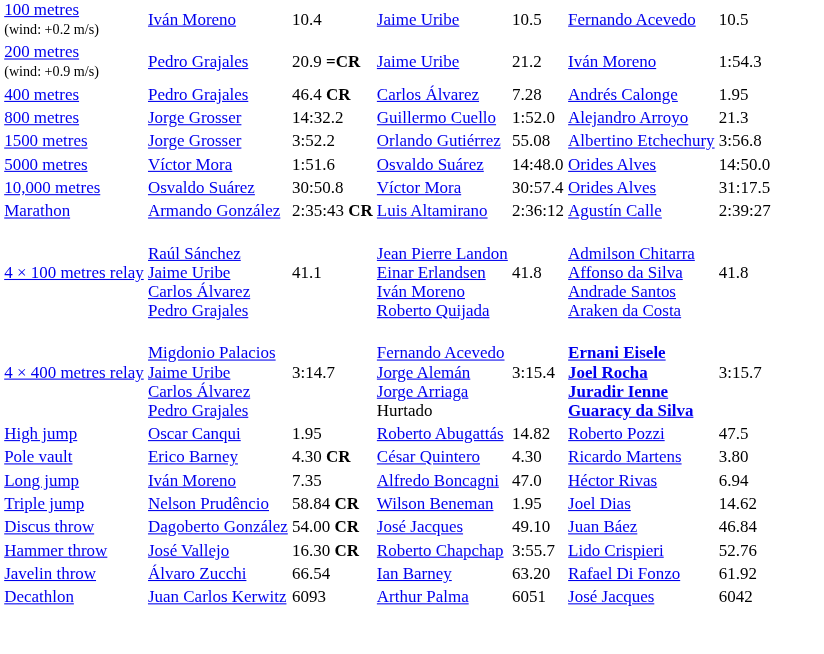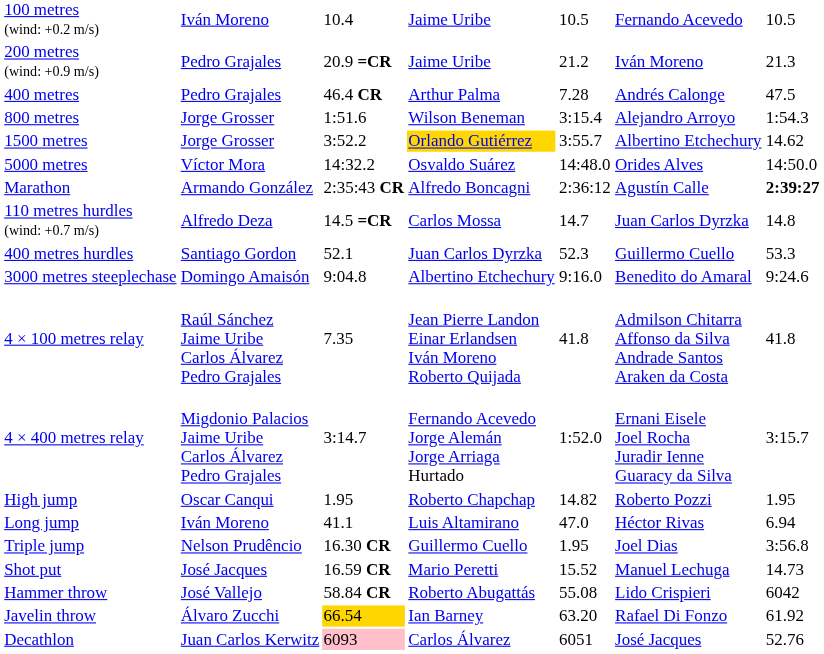(740, 61) 1:54.3 -> (781, 61) 21.3
(428, 94) Carlos Álvarez -> (454, 94) Arthur Palma
(734, 94) 1.95 -> (781, 94) 47.5
(318, 117) 14:32.2 -> (345, 117) 1:51.6
(436, 117) Guillermo Cuello -> (467, 117) Wilson Beneman
(533, 117) 1:52.0 -> (580, 117) 3:15.4
(734, 117) 21.3 -> (787, 117) 1:54.3
(439, 141) no background -> (470, 141) gold background
(531, 141) 55.08 -> (580, 141) 3:55.7
(740, 141) 3:56.8 -> (785, 141) 14.62
(314, 164) 1:51.6 -> (349, 164) 14:32.2
- row: (52, 187)
(432, 211) Luis Altamirano -> (469, 187) Alfredo Boncagni
(745, 211) normal -> (793, 187) bold
+ row: (68, 220)
+ row: (69, 253)
+ row: (90, 276)
(307, 272) 41.1 -> (338, 338) 7.35
(533, 372) 3:15.4 -> (580, 437) 1:52.0
(631, 381) bold -> (673, 447) normal
(440, 433) Roberto Abugattás -> (472, 499) Roberto Chapchap
(734, 433) 47.5 -> (781, 499) 1.95
- row: (38, 457)
(307, 480) 7.35 -> (338, 522) 41.1
(438, 480) Alfredo Boncagni -> (464, 522) Luis Altamirano
(326, 503) 58.84 CR -> (357, 546) 16.30 CR
(435, 503) Wilson Beneman -> (468, 546) Guillermo Cuello
(738, 503) 14.62 -> (787, 546) 3:56.8
+ row: (33, 569)
- row: (49, 526)
(326, 550) 16.30 CR -> (357, 592) 58.84 CR
(440, 550) Roberto Chapchap -> (472, 592) Roberto Abugattás
(533, 550) 3:55.7 -> (578, 592) 55.08
(738, 550) 52.76 -> (783, 592) 6042
(311, 573) no background -> (343, 616) gold background
(309, 596) no background -> (340, 639) pink background
(423, 596) Arthur Palma -> (459, 639) Carlos Álvarez
(736, 596) 6042 -> (785, 639) 52.76
